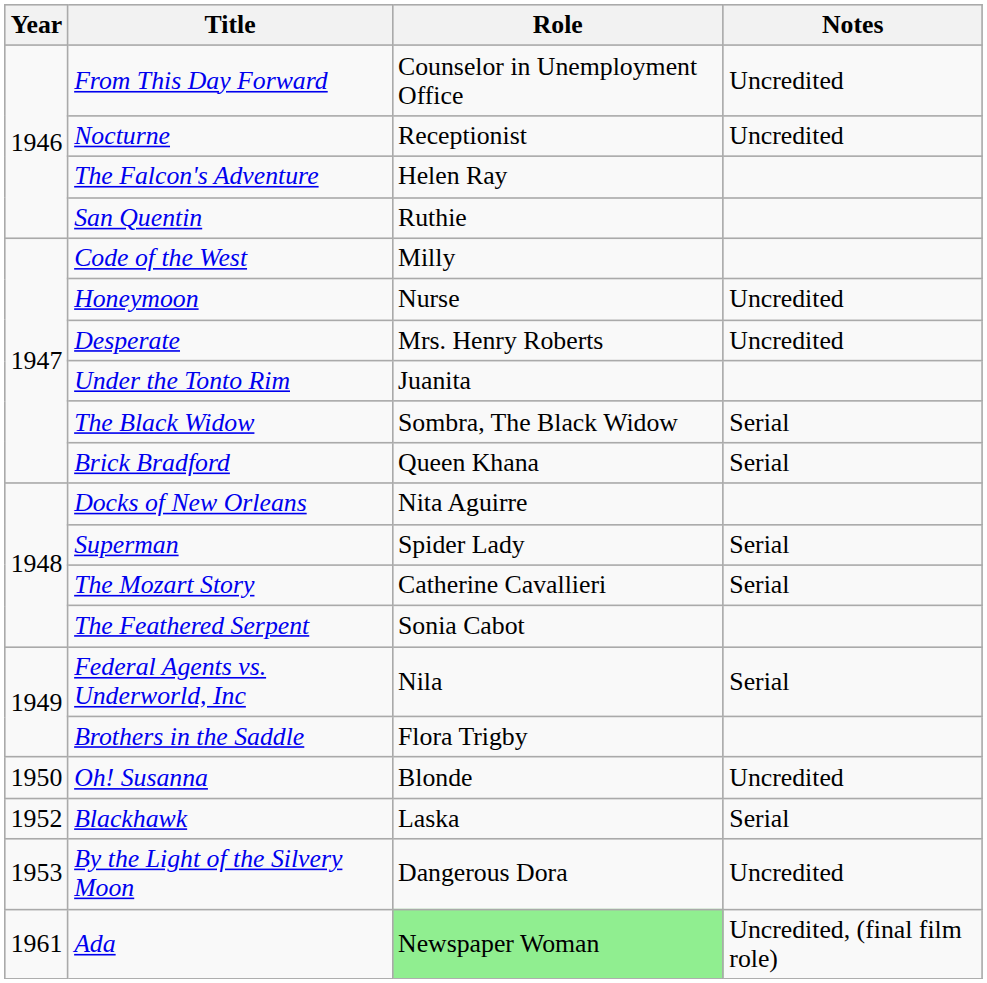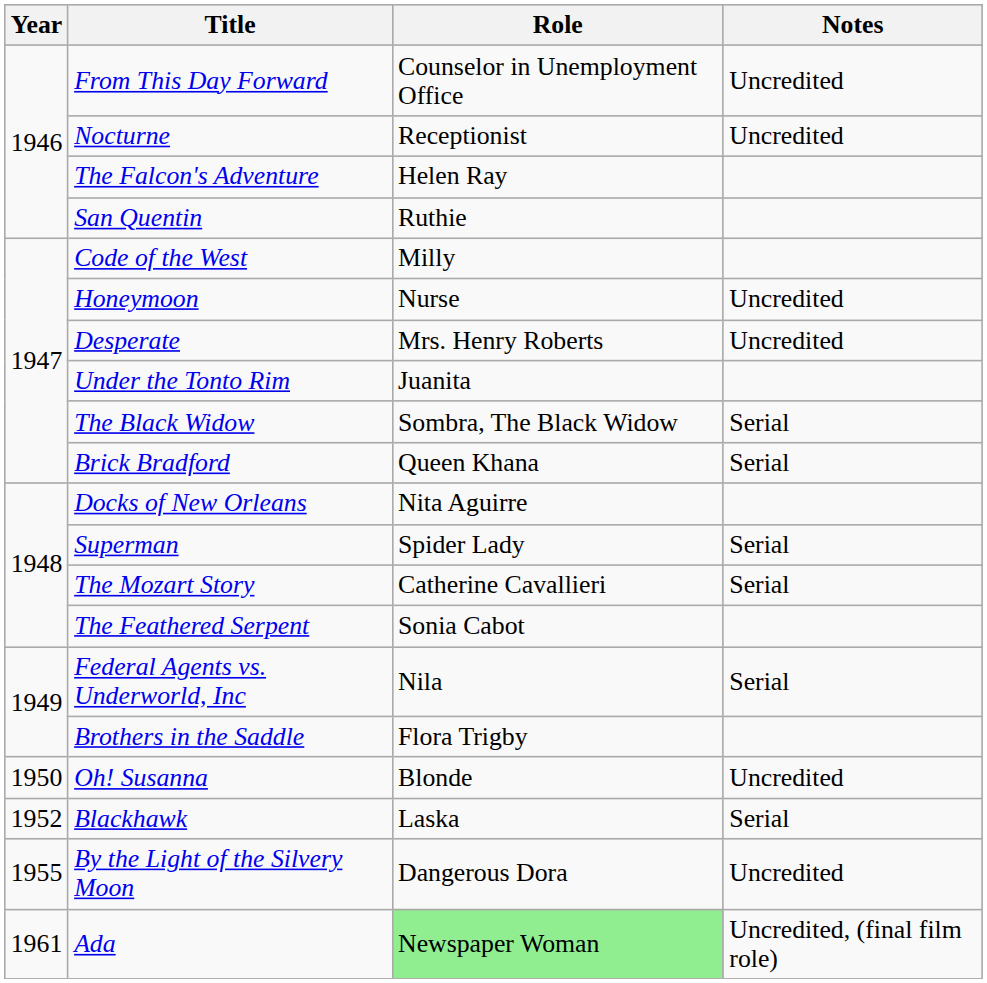(37, 873) 1953 -> (37, 873) 1955
